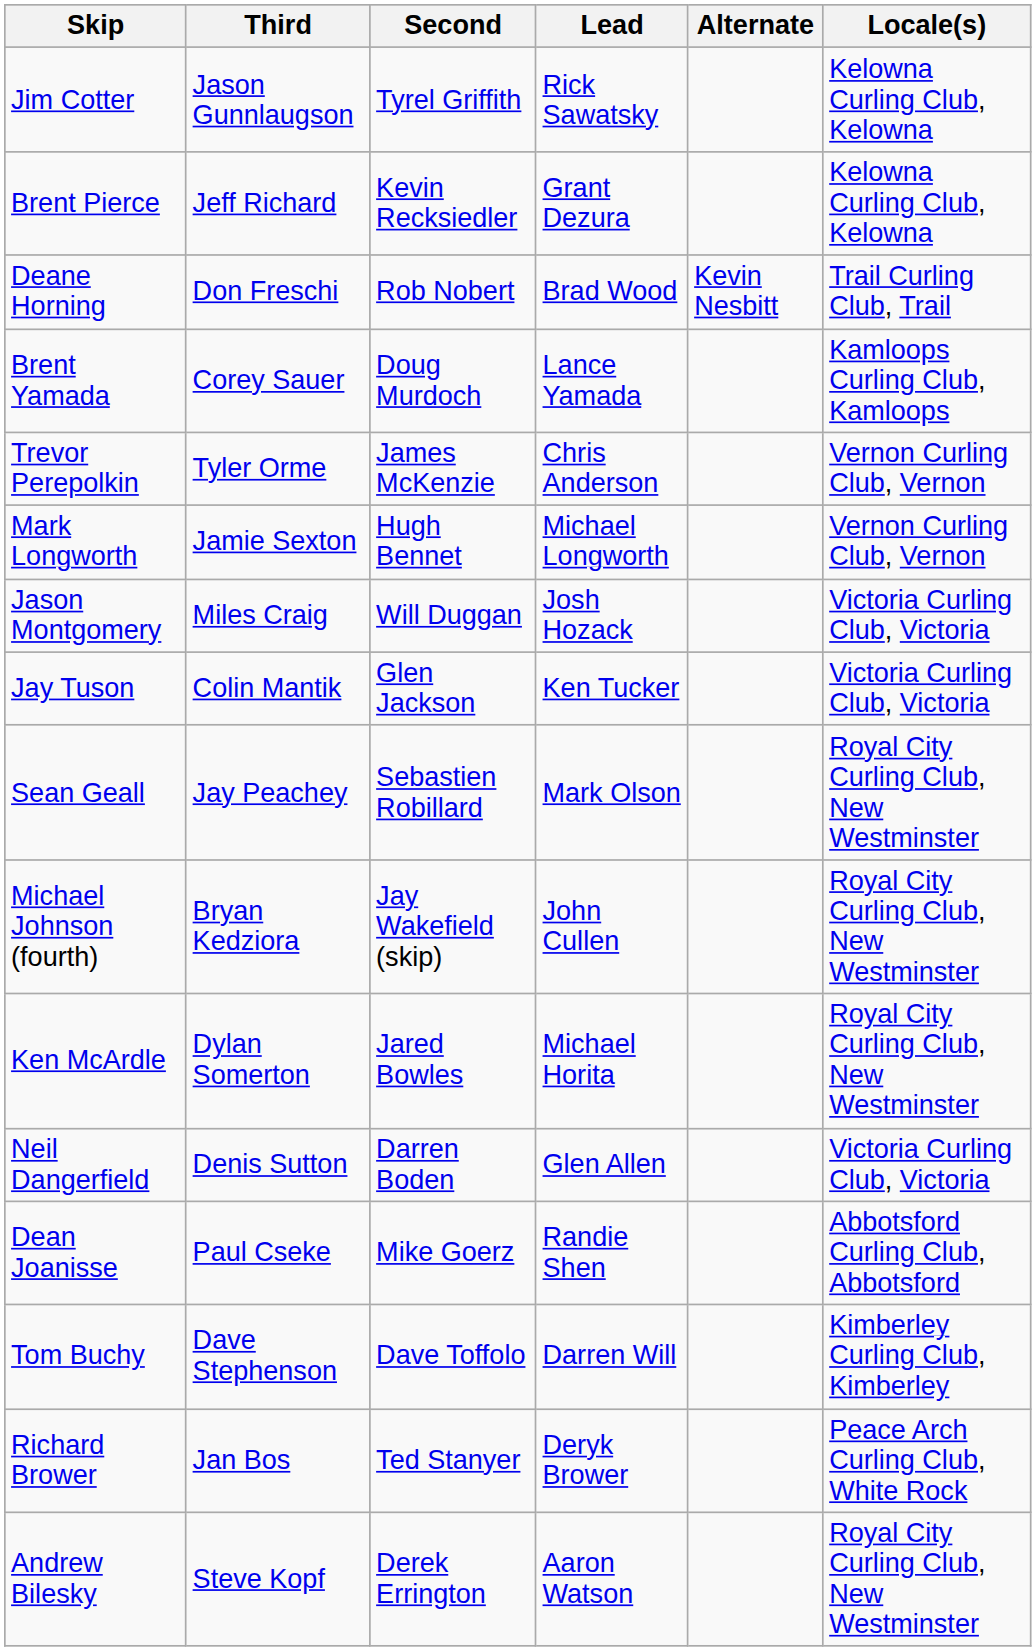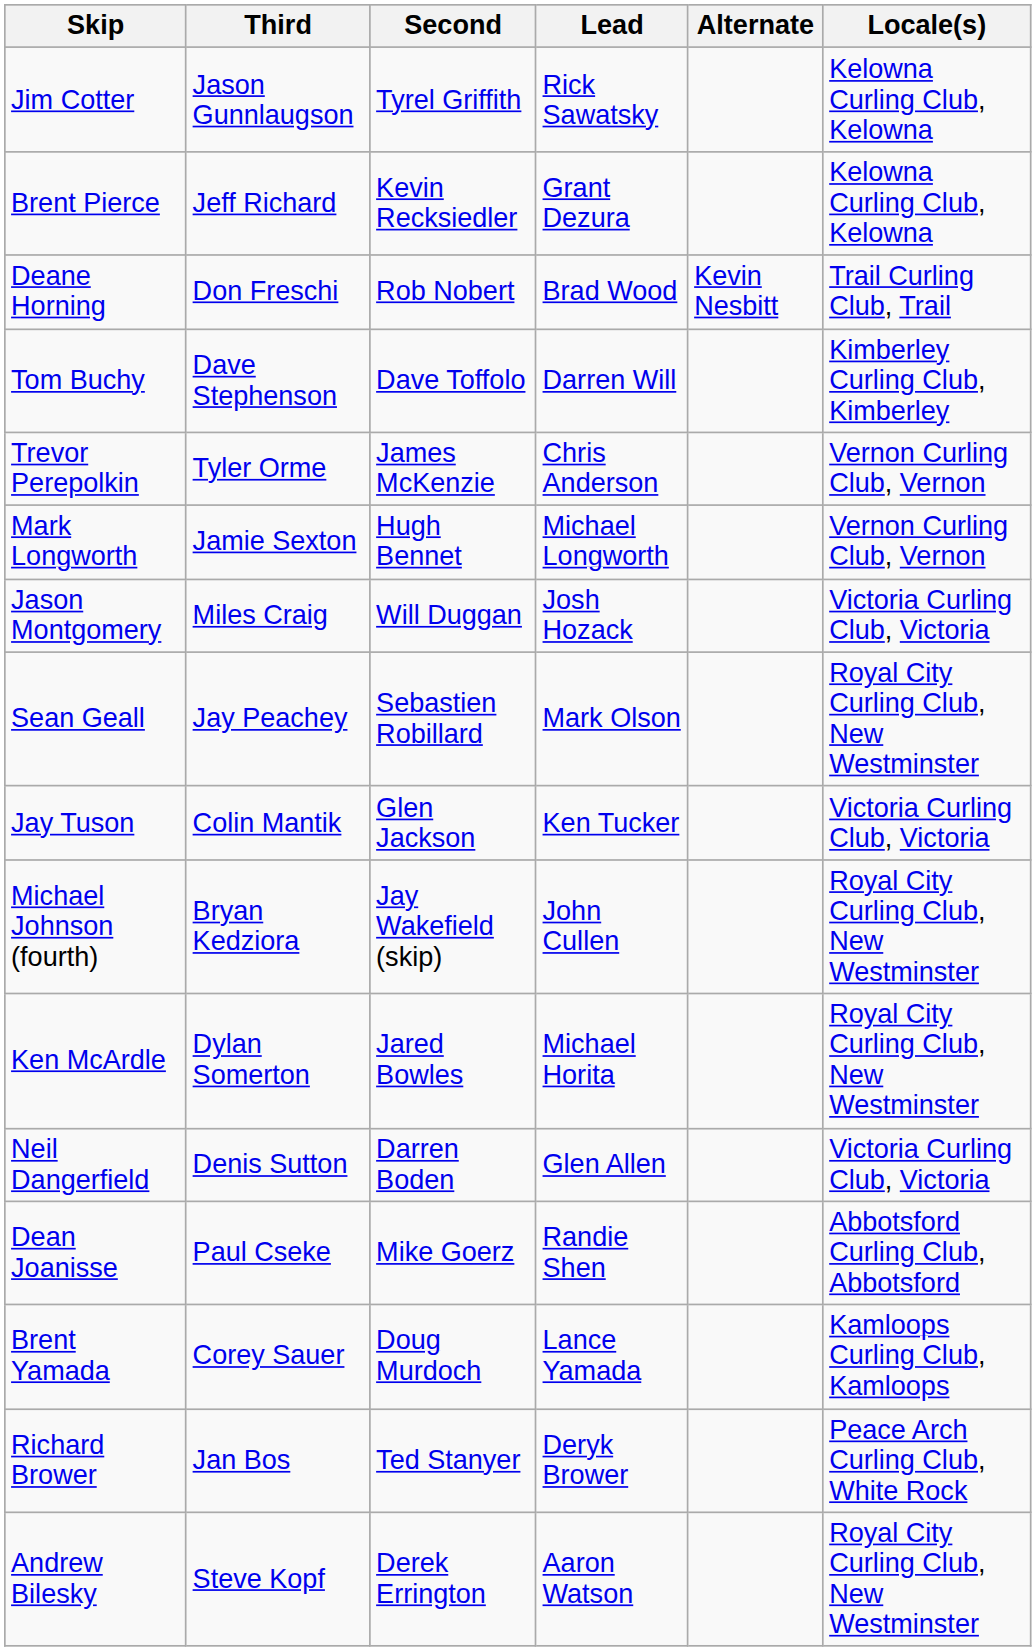rows swapped: (78, 1356) <-> (60, 379)
rows swapped: (73, 688) <-> (78, 792)
